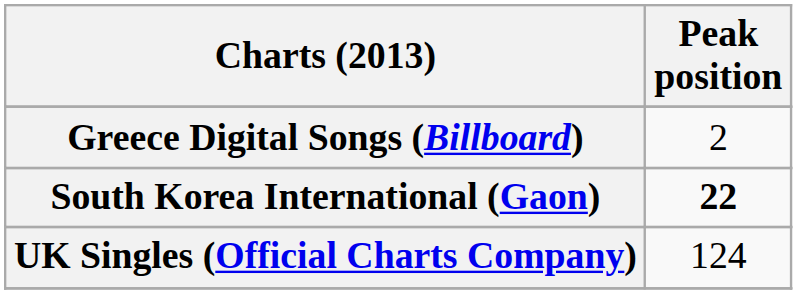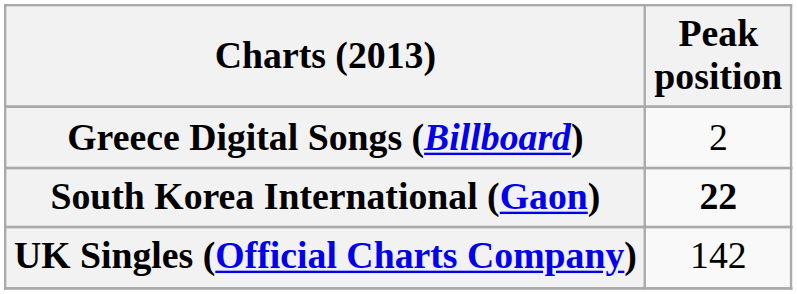(718, 256) 124 -> (718, 256) 142
